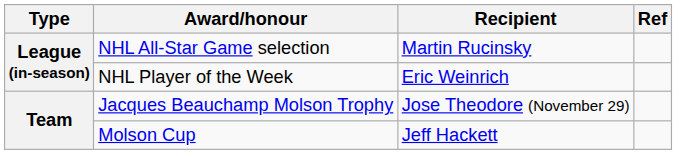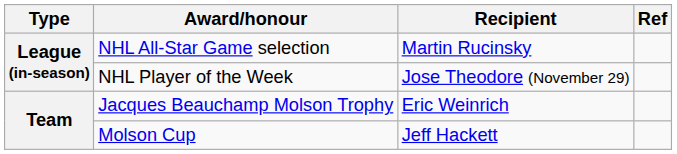(455, 76) Eric Weinrich -> (516, 76) Jose Theodore (November 29)
(516, 105) Jose Theodore (November 29) -> (455, 105) Eric Weinrich
